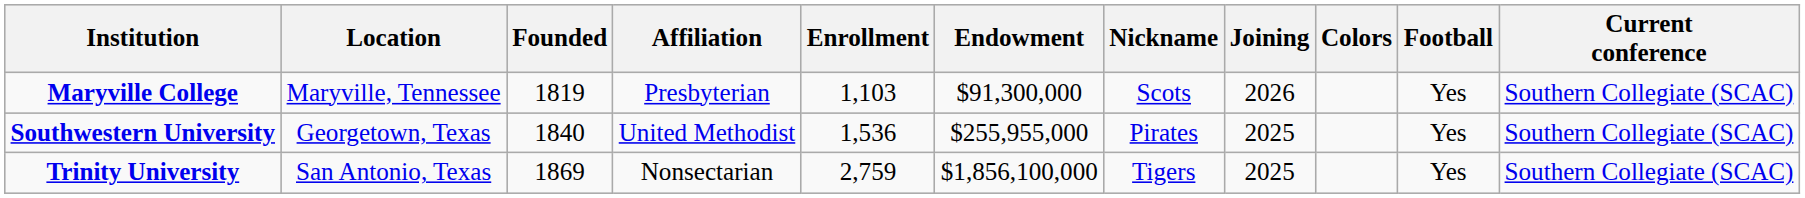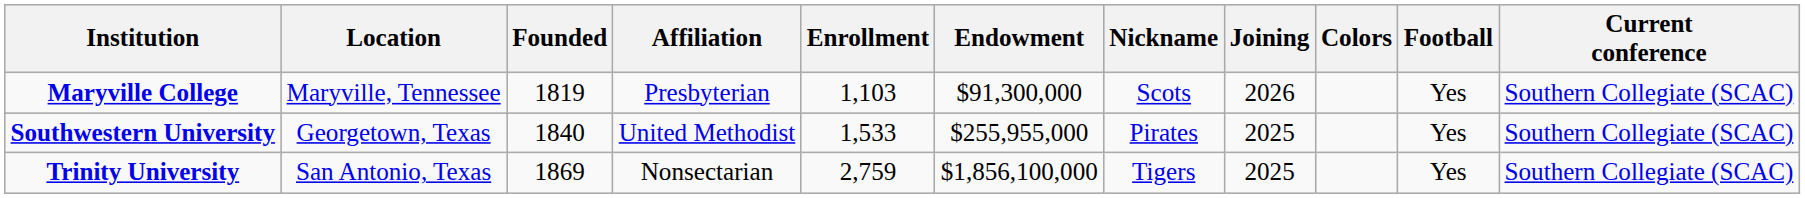(868, 132) 1,536 -> (868, 132) 1,533
